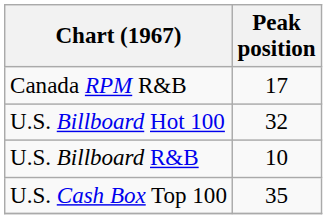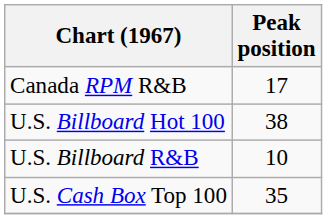(277, 121) 32 -> (277, 121) 38
